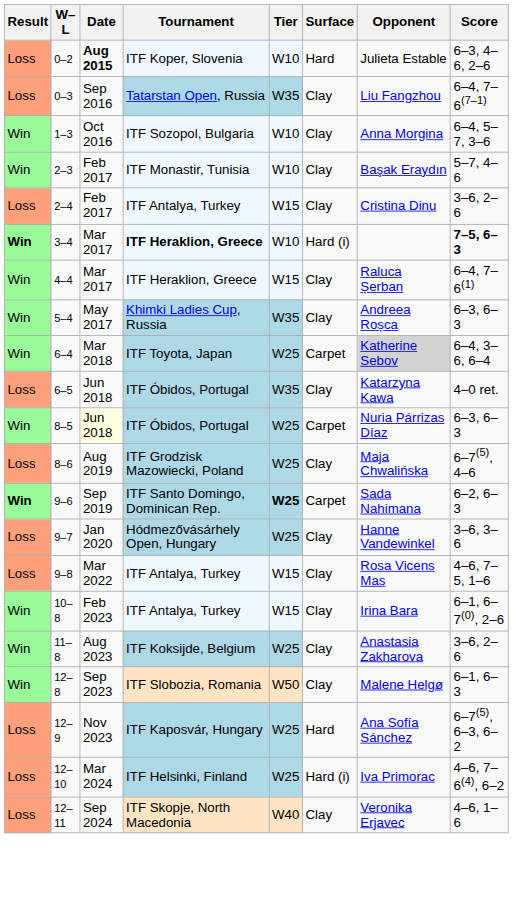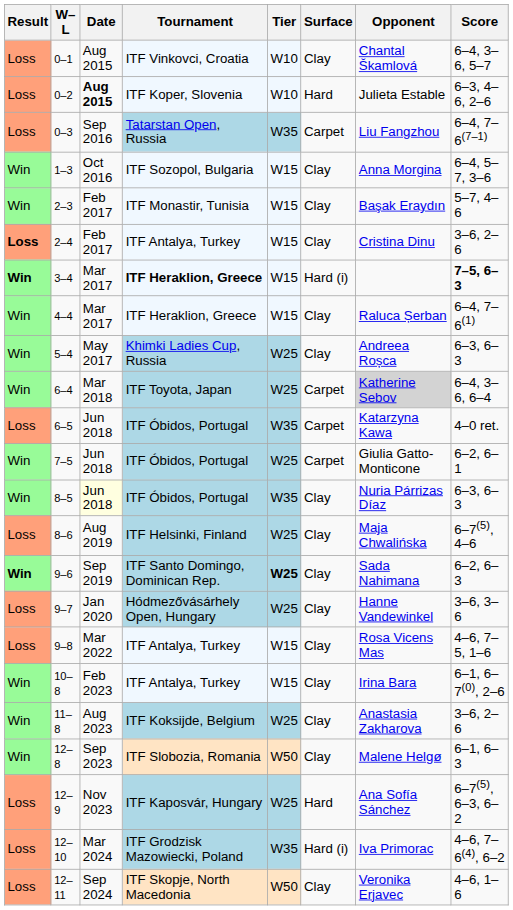+ row: (63, 59)
(319, 96) Clay -> (324, 132) Carpet
(286, 134) W10 -> (284, 170) W15
(286, 170) W10 -> (284, 206) W15
(22, 206) normal -> (23, 242) bold
(286, 242) W10 -> (284, 278) W15
(286, 317) W35 -> (284, 353) W25
(319, 389) Clay -> (324, 425) Carpet
+ row: (63, 462)
(286, 425) W25 -> (284, 497) W35
(325, 425) Carpet -> (317, 497) Clay
(185, 463) ITF Grodzisk Mazowiecki, Poland -> (186, 535) ITF Helsinki, Finland
(325, 501) Carpet -> (317, 573) Clay
(187, 777) ITF Helsinki, Finland -> (184, 849) ITF Grodzisk Mazowiecki, Poland
(286, 777) W25 -> (284, 849) W35
(286, 815) W40 -> (284, 887) W50
